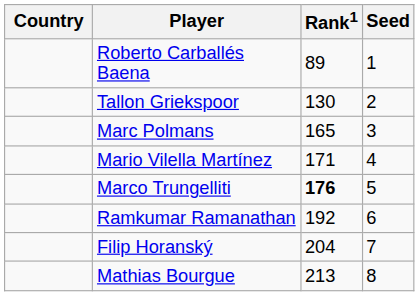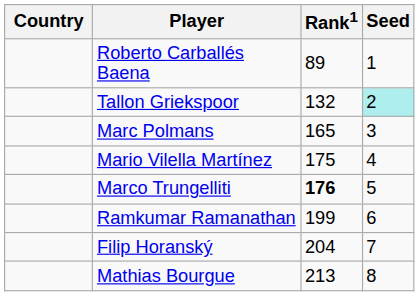(320, 102) 130 -> (320, 102) 132
(371, 102) no background -> (371, 102) paleturquoise background
(320, 160) 171 -> (320, 160) 175
(320, 217) 192 -> (320, 217) 199
